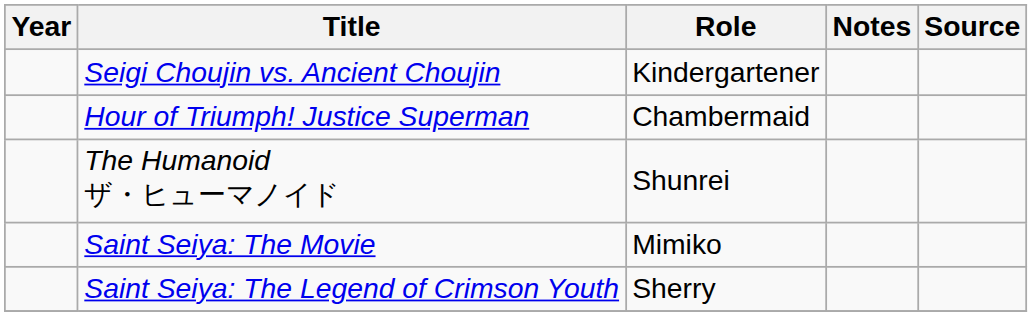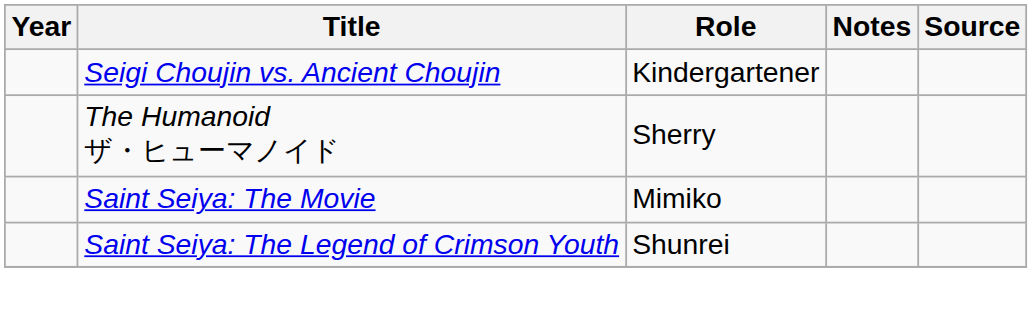- row: (307, 116)
(681, 180) Shunrei -> (674, 135) Sherry
(674, 288) Sherry -> (681, 243) Shunrei
